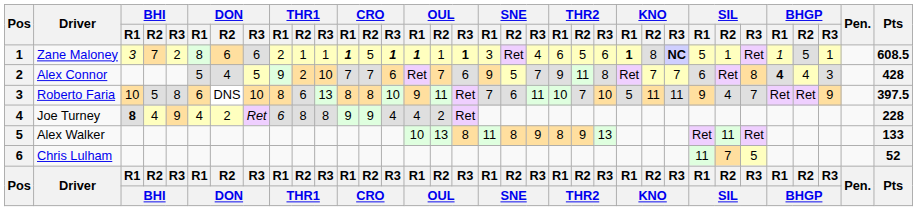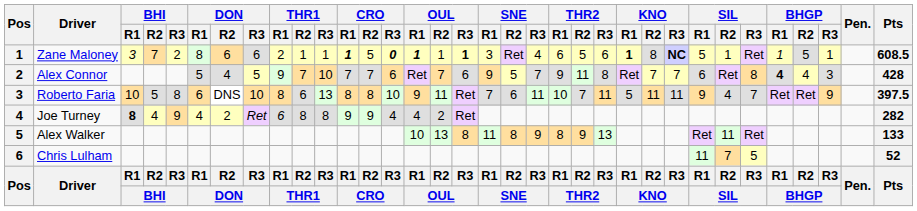(393, 54) 1 -> (393, 54) 0
(303, 75) 2 -> (303, 75) 7
(605, 95) 10 -> (605, 95) 11
(893, 115) 228 -> (893, 115) 282
